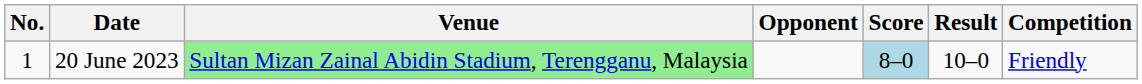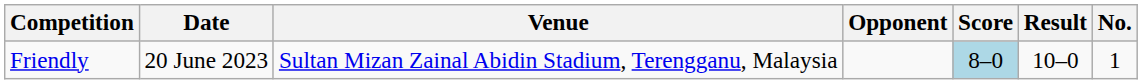columns swapped: (27, 22) <-> (1070, 22)
(469, 59) lightgreen background -> (558, 59) no background
